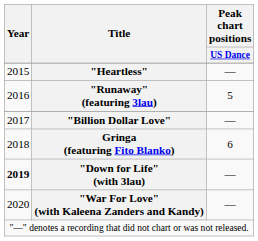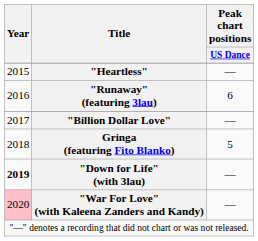(230, 96) 5 -> (230, 96) 6
(230, 144) 6 -> (230, 144) 5
(18, 204) no background -> (18, 204) pink background
